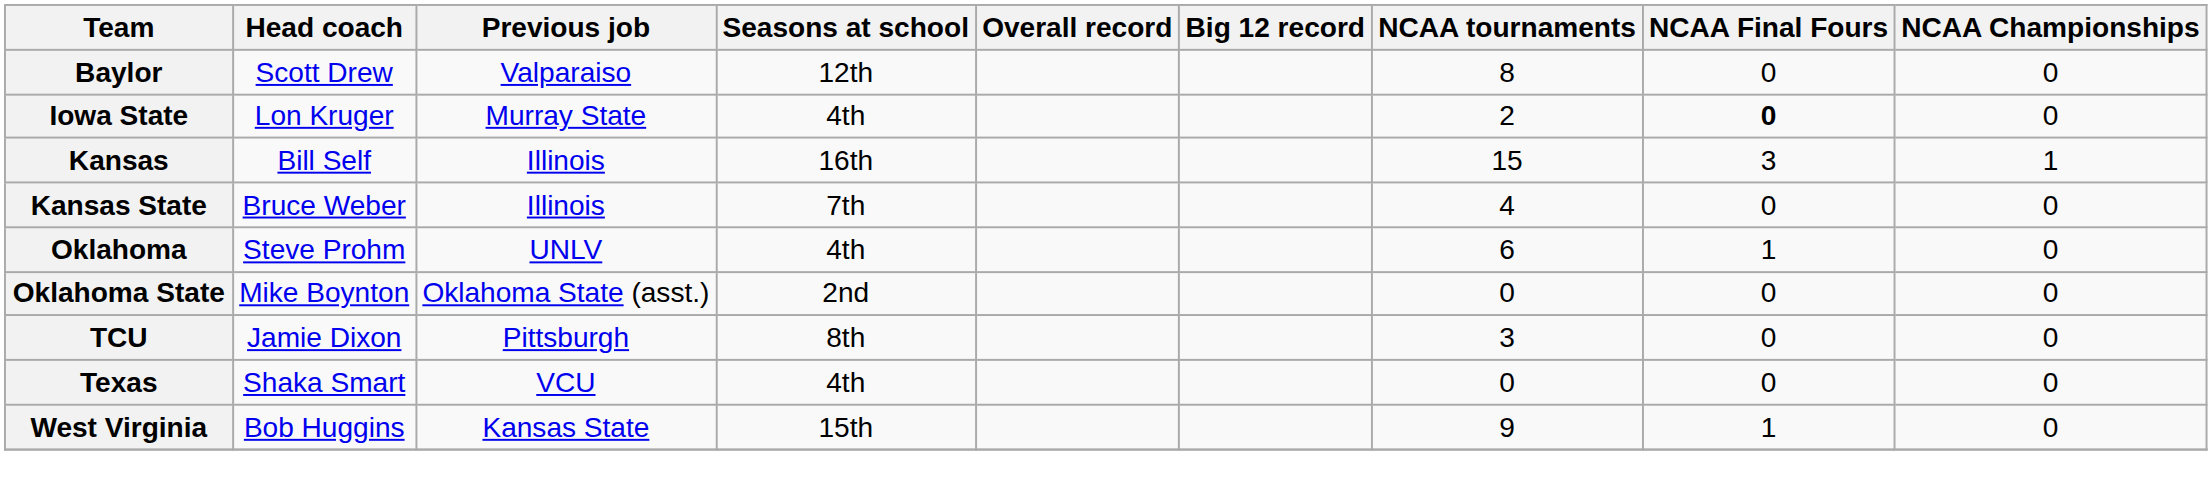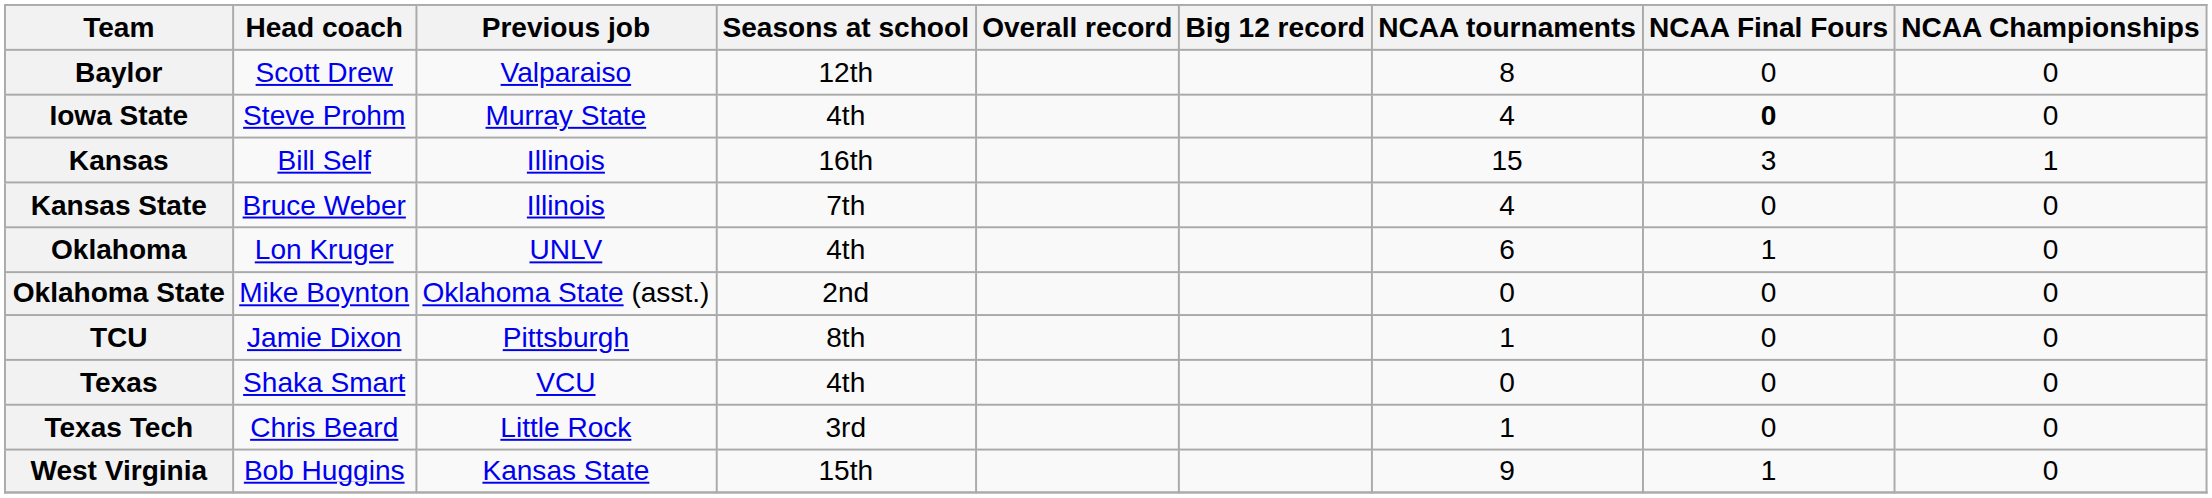(324, 116) Lon Kruger -> (324, 116) Steve Prohm
(1507, 116) 2 -> (1507, 116) 4
(324, 249) Steve Prohm -> (324, 249) Lon Kruger
(1507, 338) 3 -> (1507, 338) 1
+ row: (119, 427)
